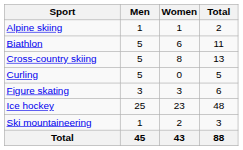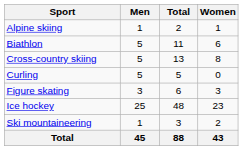columns swapped: (179, 12) <-> (219, 12)
